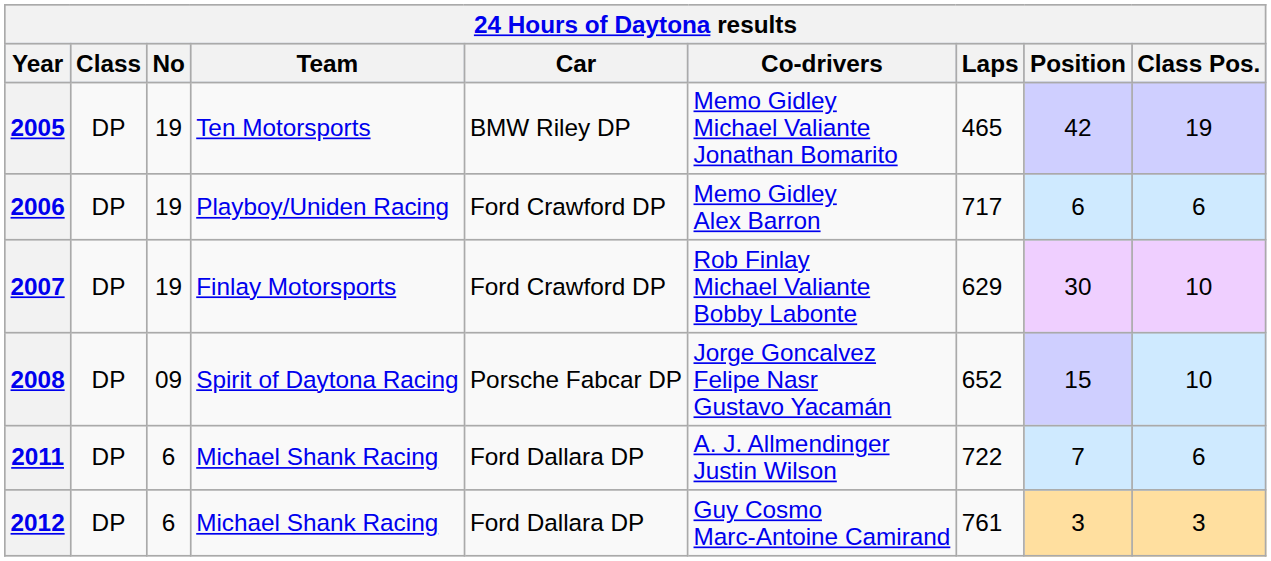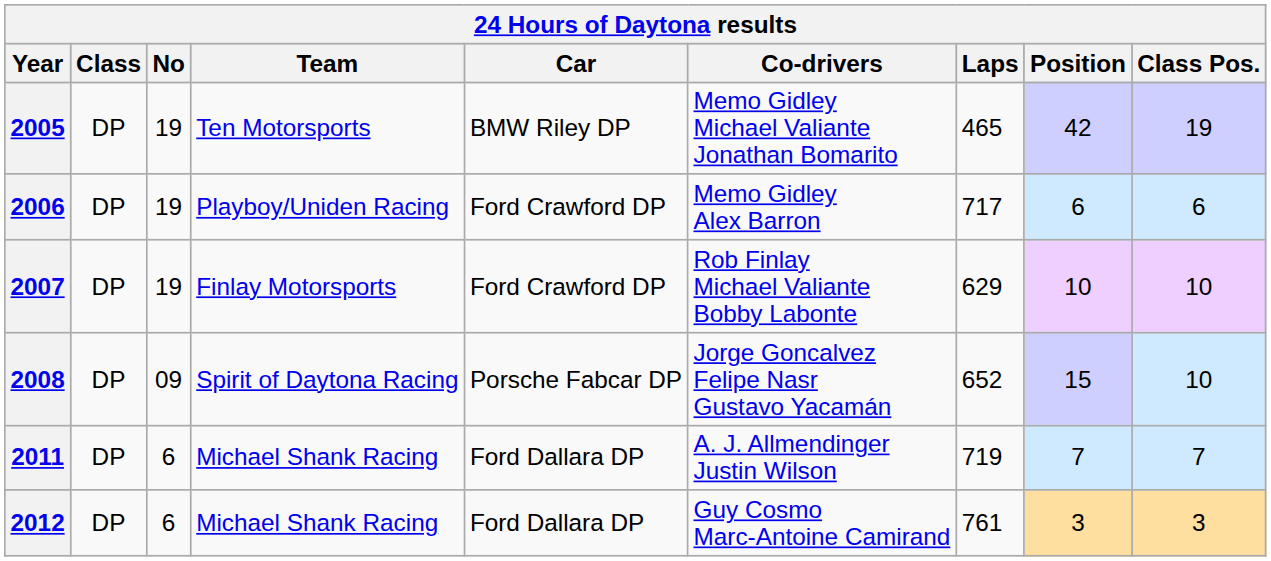(1078, 286) 30 -> (1078, 286) 10
(982, 458) 722 -> (982, 458) 719
(1199, 458) 6 -> (1199, 458) 7
